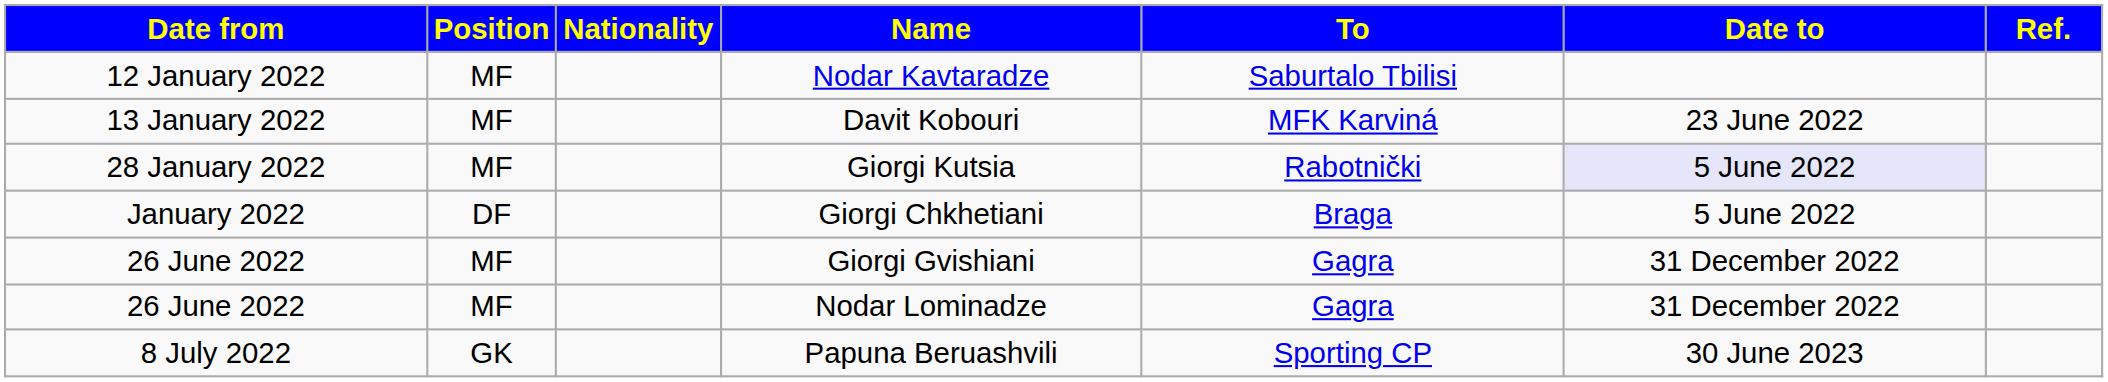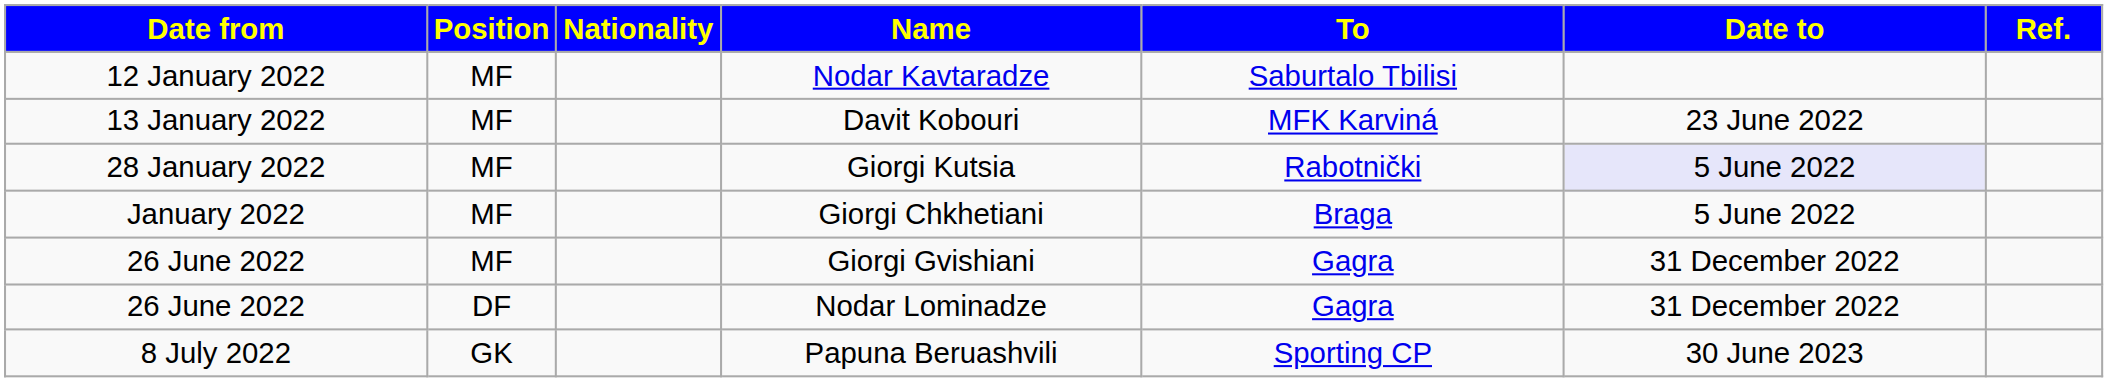(492, 214) DF -> (492, 214) MF
(492, 307) MF -> (492, 307) DF
